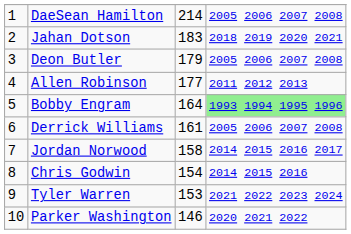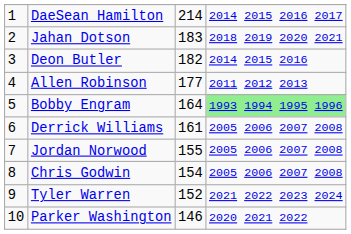(276, 16) 2005 2006 2007 2008 -> (276, 16) 2014 2015 2016 2017
(190, 61) 179 -> (190, 61) 182
(276, 61) 2005 2006 2007 2008 -> (258, 61) 2014 2015 2016
(190, 151) 158 -> (190, 151) 155
(276, 151) 2014 2015 2016 2017 -> (276, 151) 2005 2006 2007 2008
(258, 173) 2014 2015 2016 -> (276, 173) 2005 2006 2007 2008
(190, 195) 153 -> (190, 195) 152
